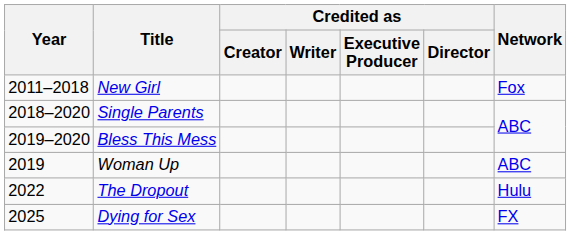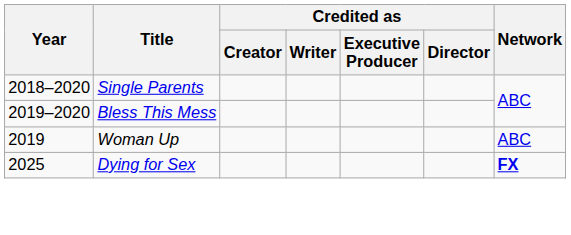- row: (129, 87)
- row: (143, 191)
(508, 216) normal -> (508, 165) bold
